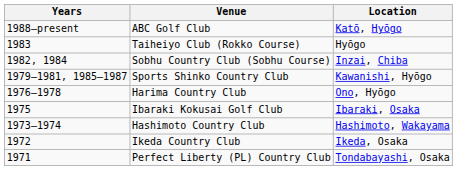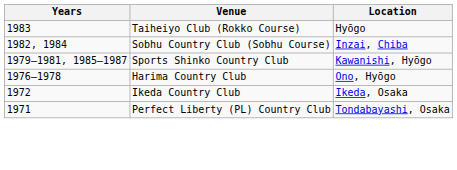- row: (171, 29)
- row: (207, 110)
- row: (198, 126)
